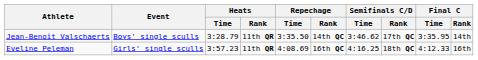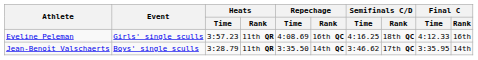rows swapped: (40, 48) <-> (58, 35)
